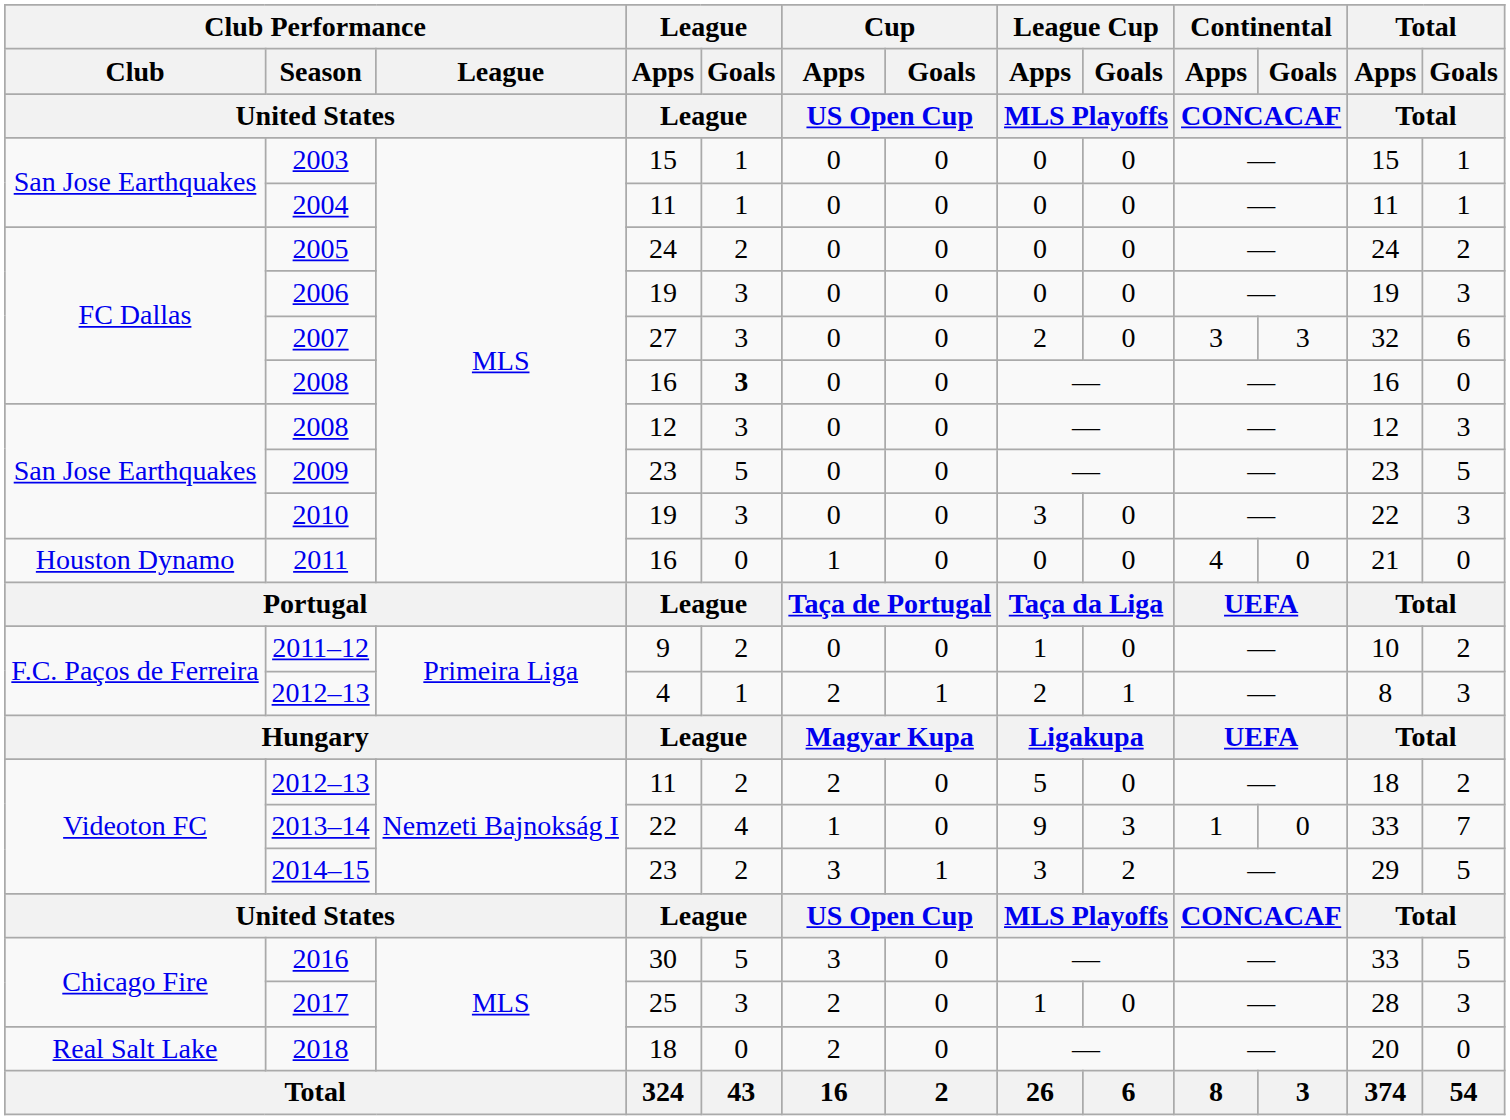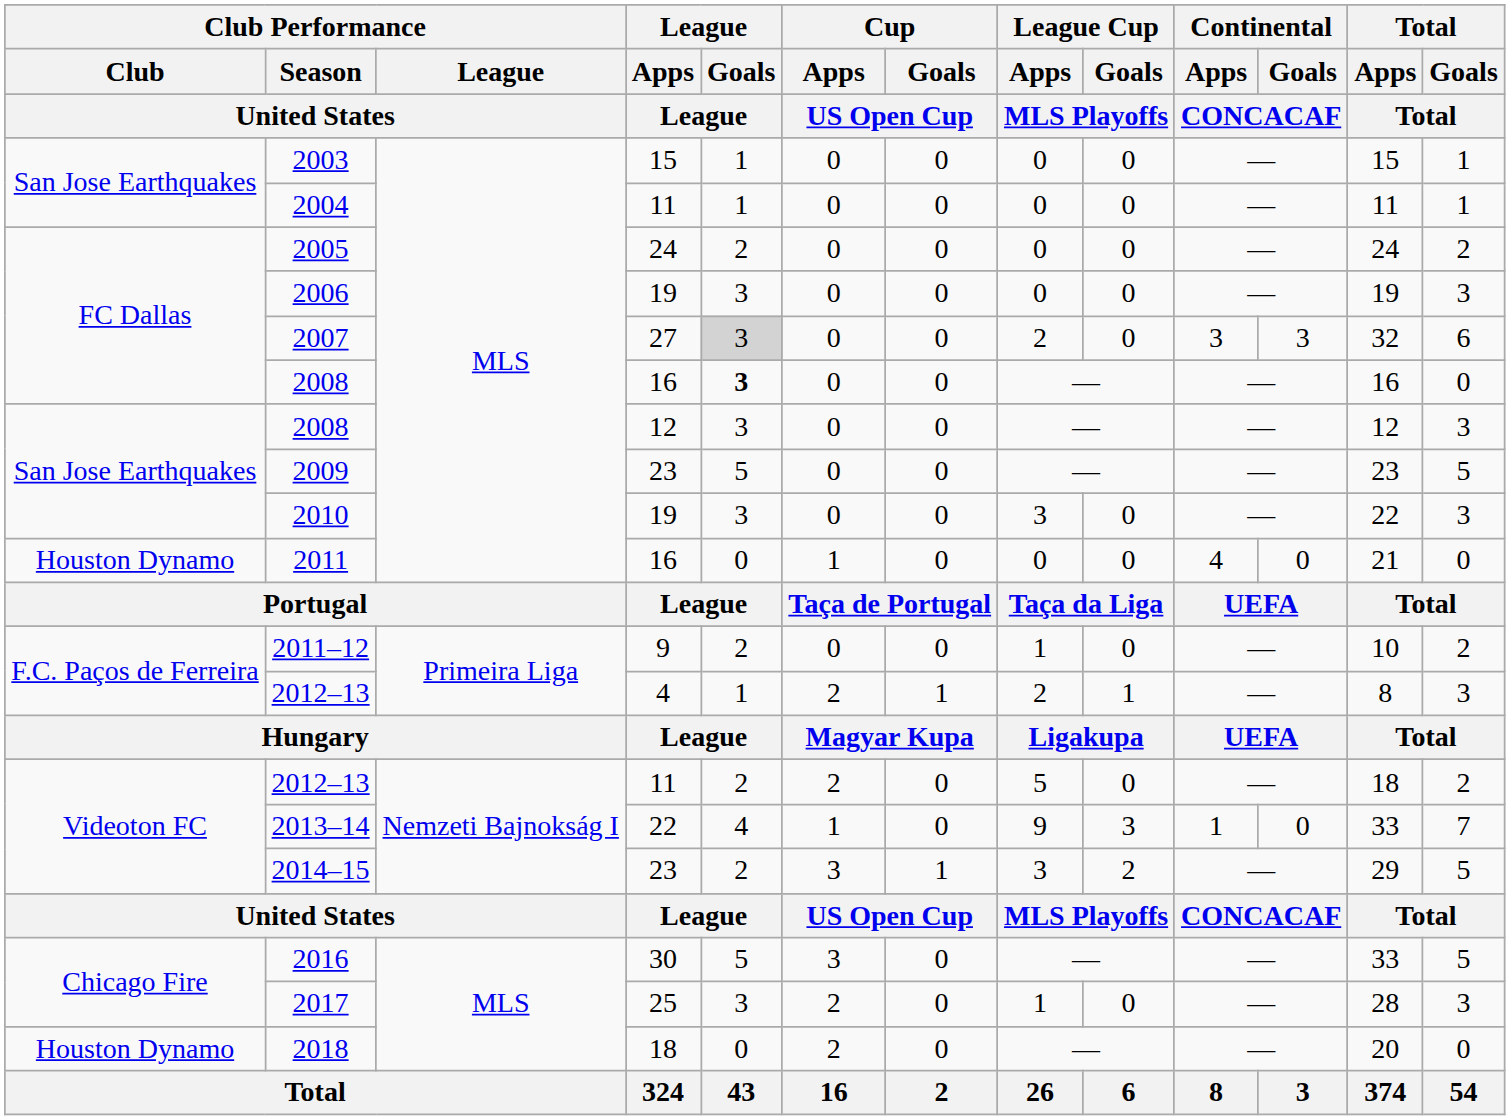(741, 337) no background -> (741, 337) lightgrey background
(135, 1048) Real Salt Lake -> (135, 1048) Houston Dynamo
